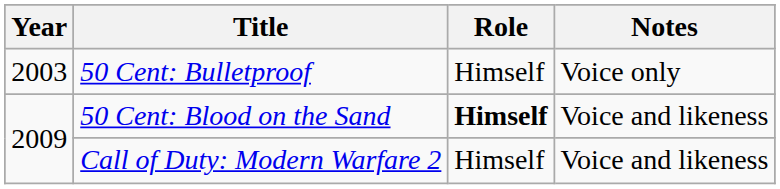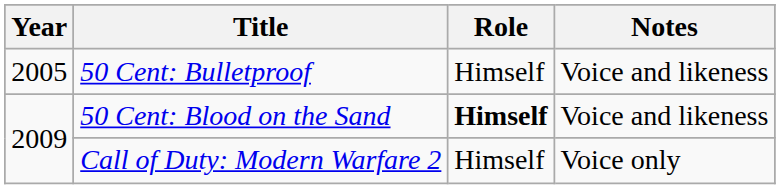(39, 71) 2003 -> (39, 71) 2005
(621, 71) Voice only -> (664, 71) Voice and likeness
(664, 159) Voice and likeness -> (621, 159) Voice only
